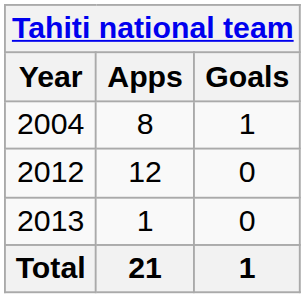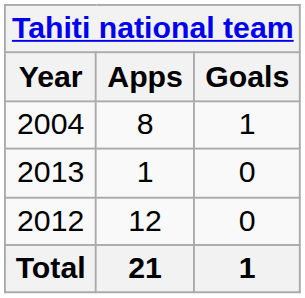rows swapped: (51, 172) <-> (51, 220)
